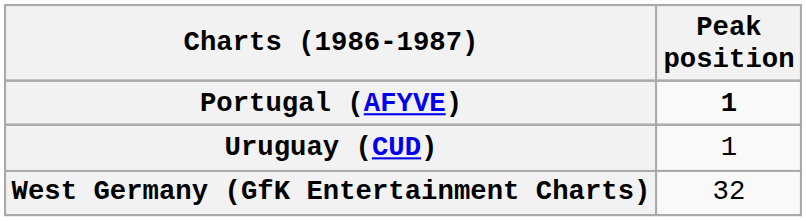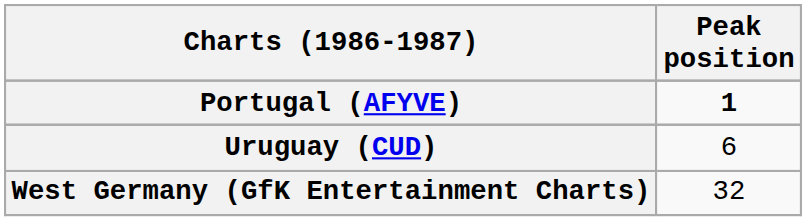(729, 148) 1 -> (729, 148) 6
